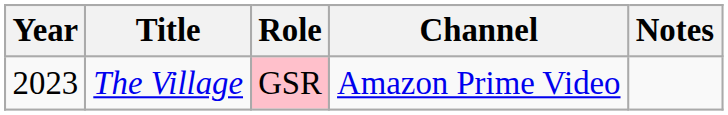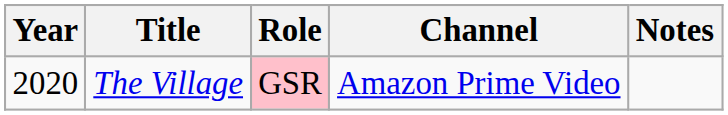(45, 82) 2023 -> (45, 82) 2020
